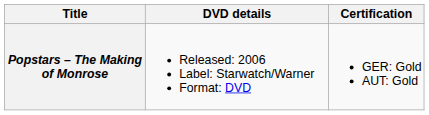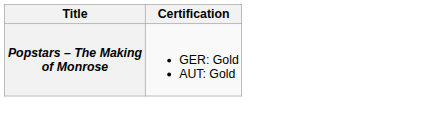- column: (237, 14)
